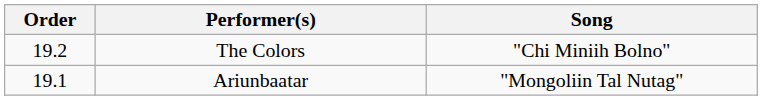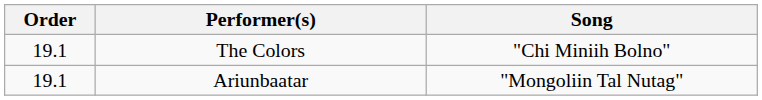(50, 50) 19.2 -> (50, 50) 19.1
